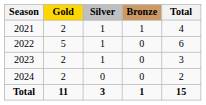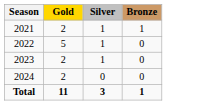- column: (181, 12)
